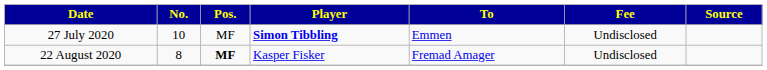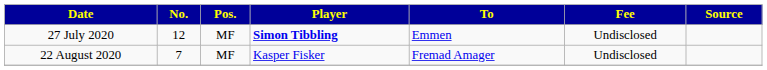(179, 34) 10 -> (179, 34) 12
(179, 55) 8 -> (179, 55) 7
(225, 55) bold -> (225, 55) normal
